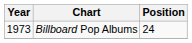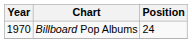(19, 30) 1973 -> (19, 30) 1970
